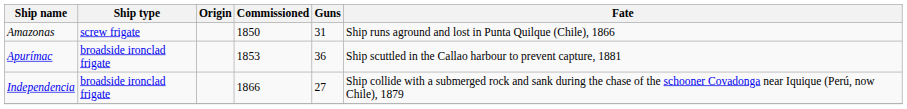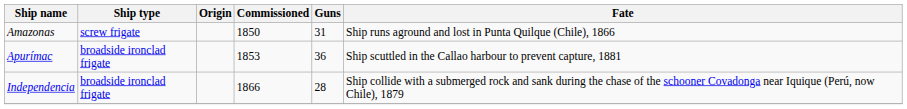(320, 87) 27 -> (320, 87) 28
